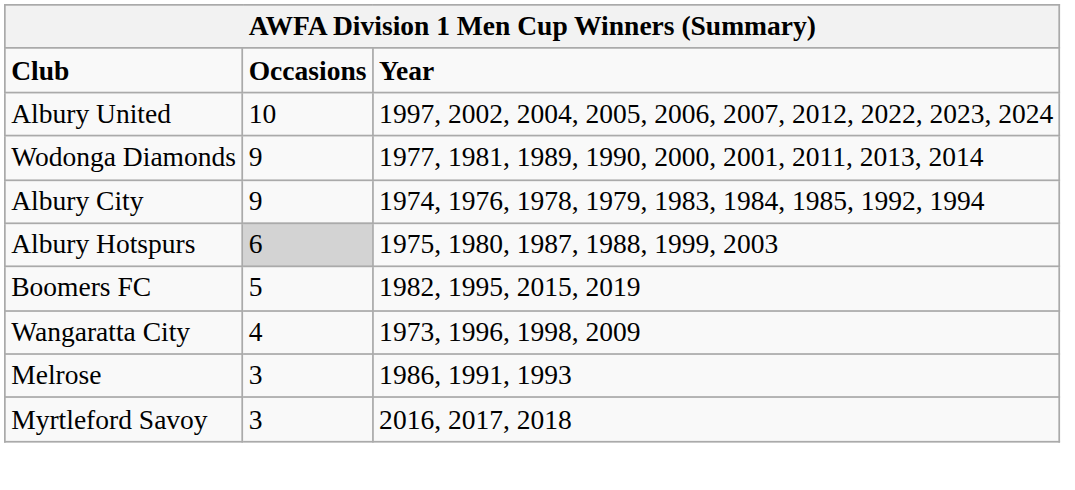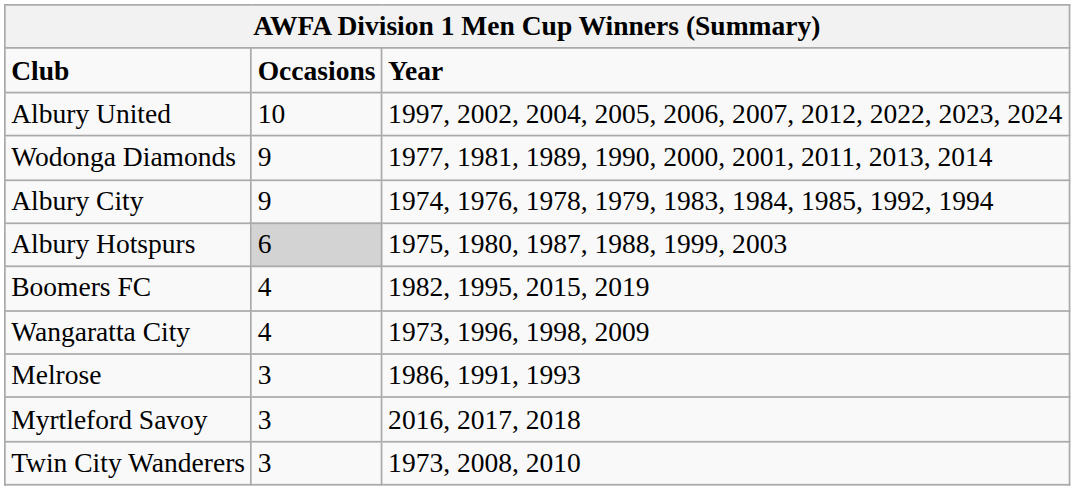(256, 288) 5 -> (265, 288) 4
+ row: (128, 462)
